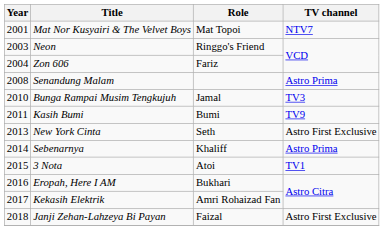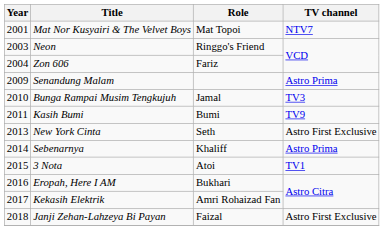(18, 81) 2008 -> (18, 81) 2009
